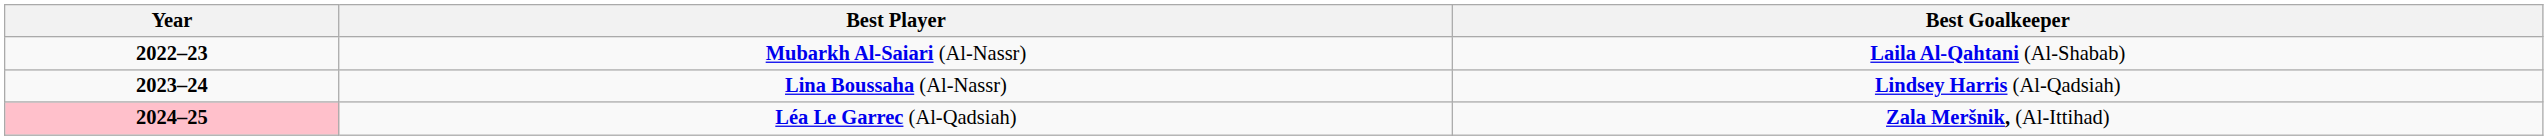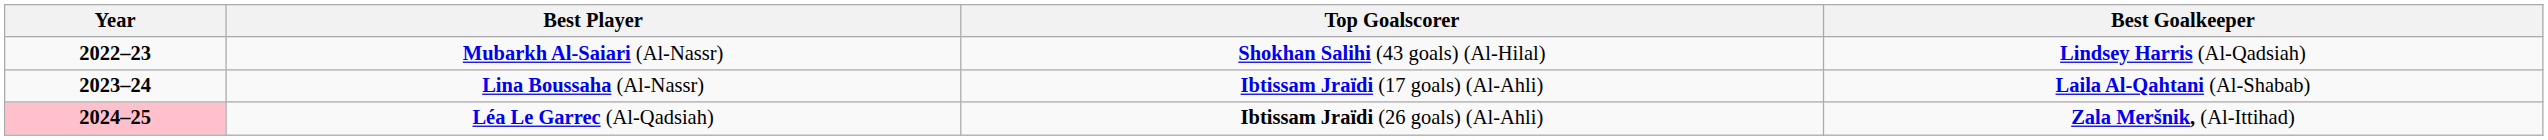+ column: (1392, 20)
(1998, 53) Laila Al-Qahtani (Al-Shabab) -> (2183, 53) Lindsey Harris (Al-Qadsiah)
(1998, 85) Lindsey Harris (Al-Qadsiah) -> (2183, 85) Laila Al-Qahtani (Al-Shabab)
